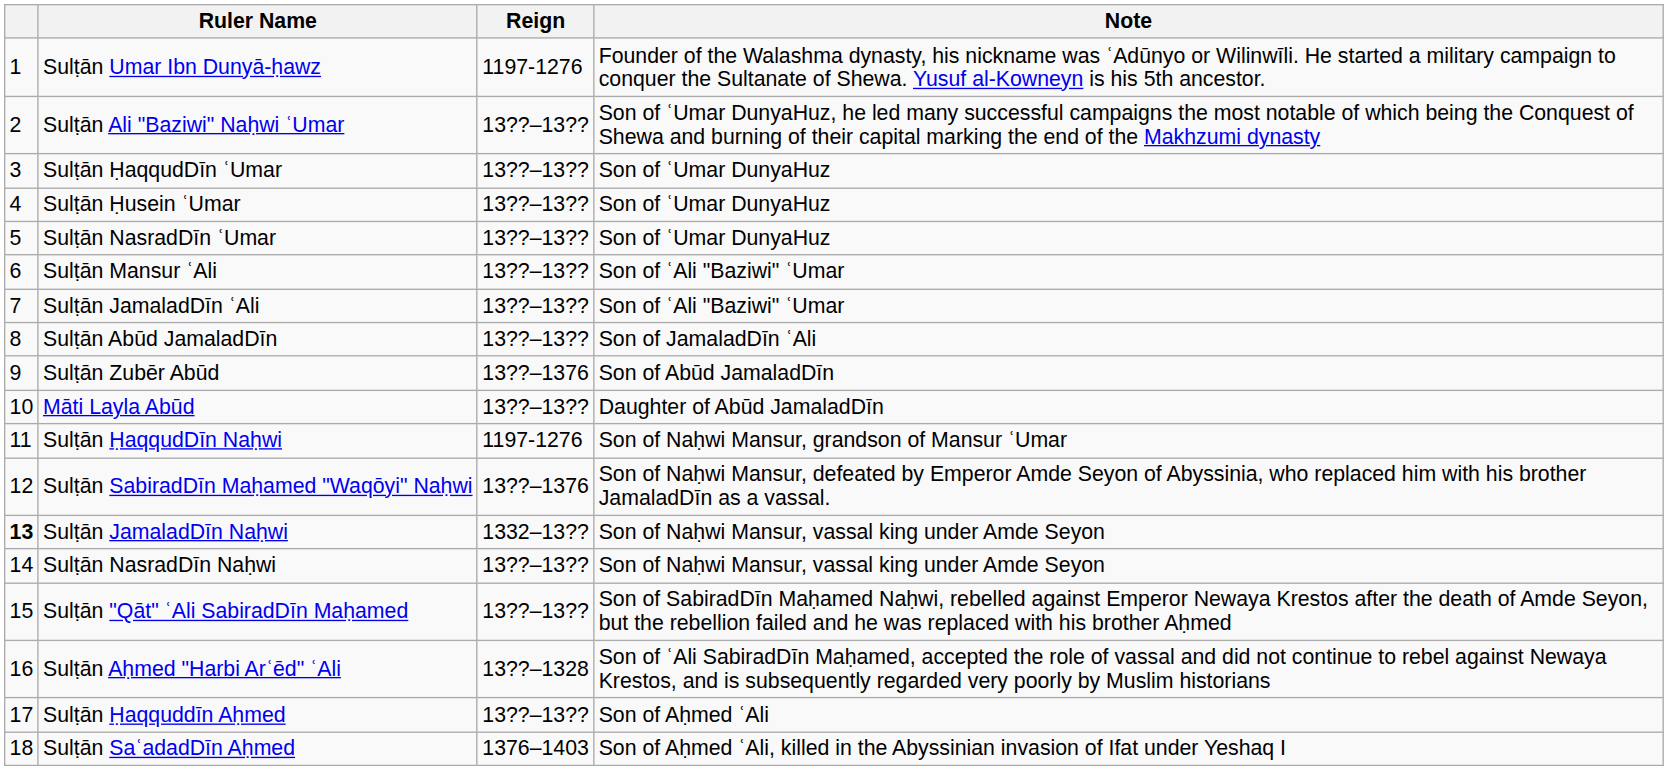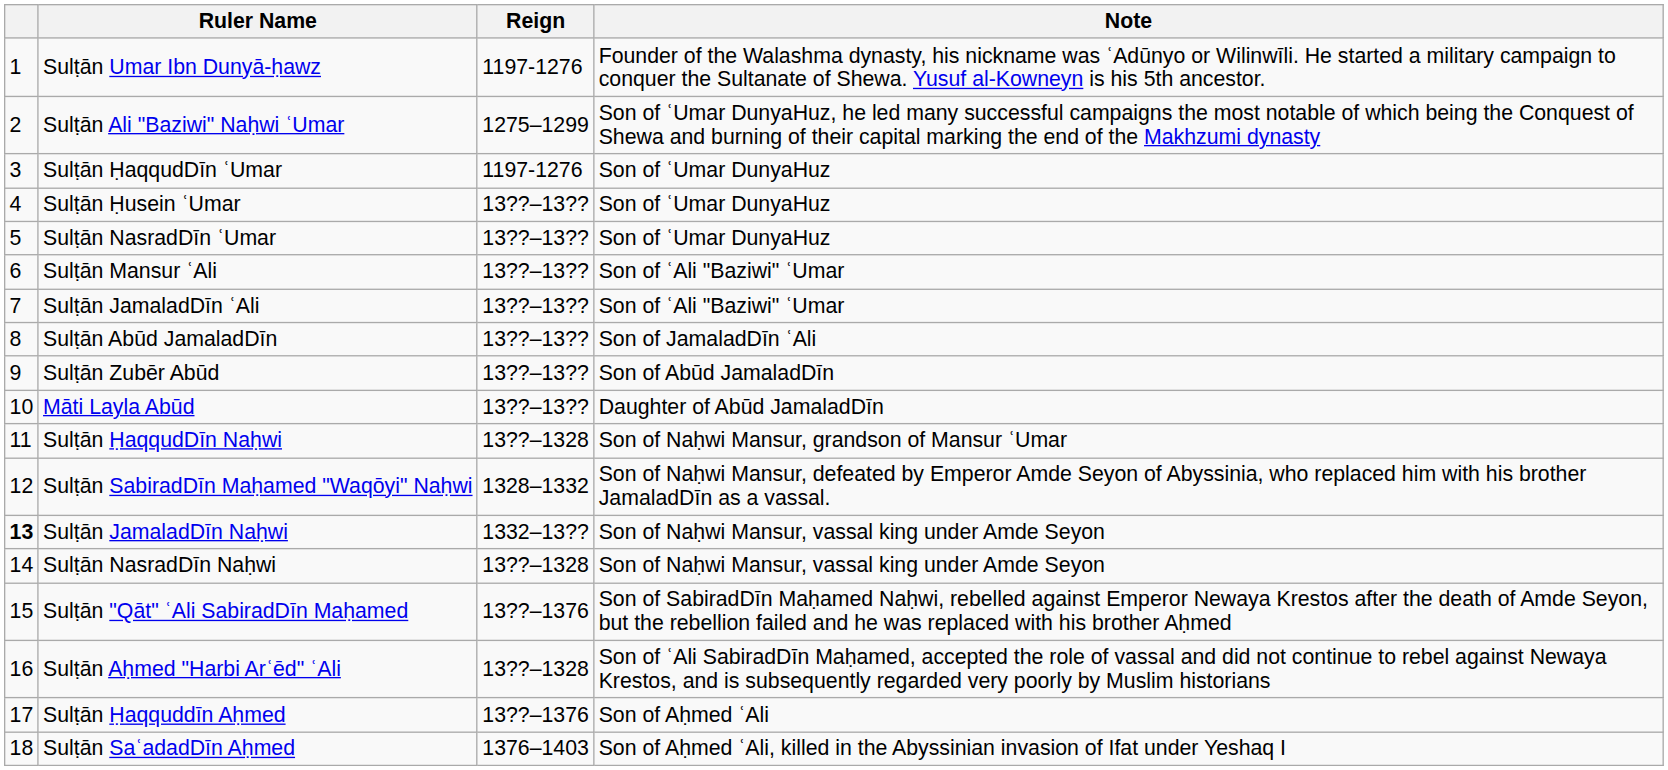(536, 124) 13??–13?? -> (536, 124) 1275–1299
(536, 170) 13??–13?? -> (532, 170) 1197-1276
(536, 372) 13??–1376 -> (536, 372) 13??–13??
(532, 440) 1197-1276 -> (536, 440) 13??–1328
(536, 486) 13??–1376 -> (536, 486) 1328–1332
(536, 565) 13??–13?? -> (536, 565) 13??–1328
(536, 611) 13??–13?? -> (536, 611) 13??–1376
(536, 714) 13??–13?? -> (536, 714) 13??–1376
